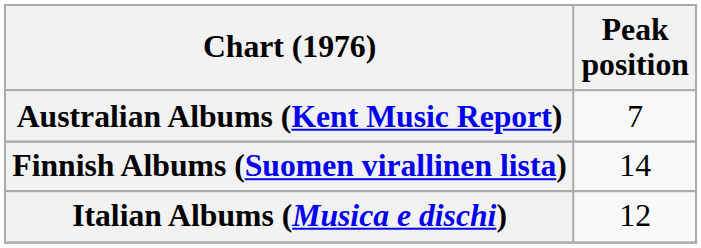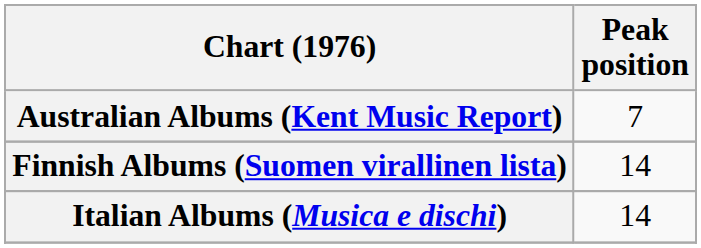(635, 215) 12 -> (635, 215) 14
